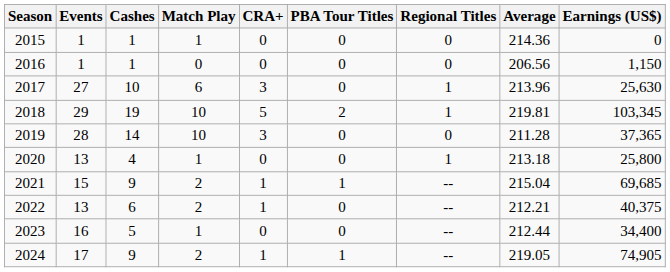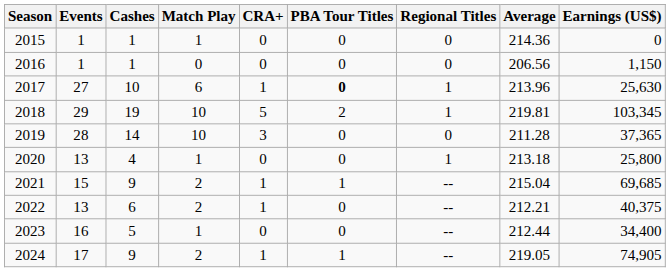(263, 87) 3 -> (263, 87) 1
(342, 87) normal -> (342, 87) bold
